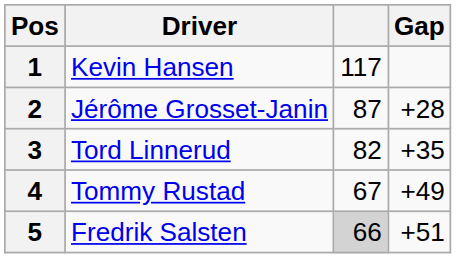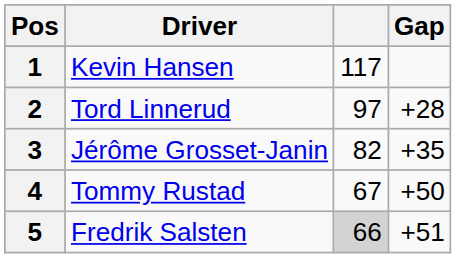(199, 109) Jérôme Grosset-Janin -> (151, 109) Tord Linnerud
(367, 109) 87 -> (367, 109) 97
(151, 150) Tord Linnerud -> (199, 150) Jérôme Grosset-Janin
(423, 191) +49 -> (423, 191) +50
